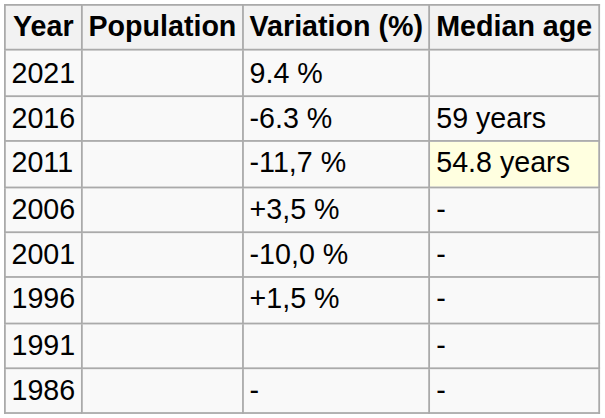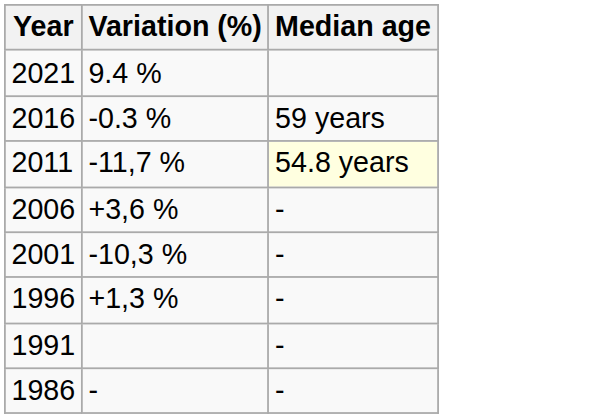- column: (162, 27)
(291, 118) -6.3 % -> (130, 118) -0.3 %
(295, 208) +3,5 % -> (133, 208) +3,6 %
(299, 254) -10,0 % -> (138, 254) -10,3 %
(295, 299) +1,5 % -> (133, 299) +1,3 %
